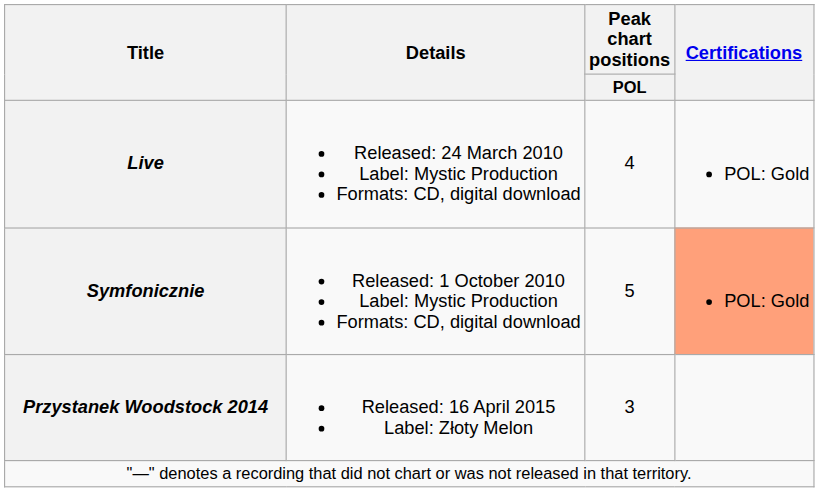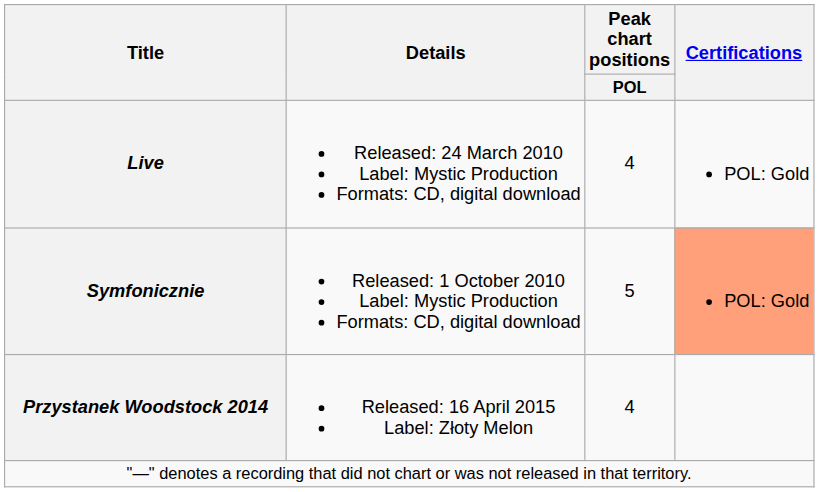(630, 407) 3 -> (630, 407) 4
